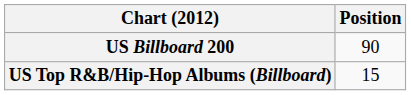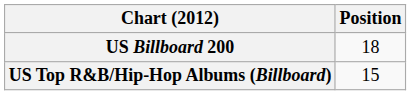(370, 47) 90 -> (370, 47) 18
